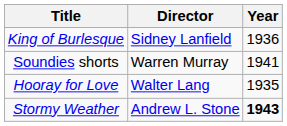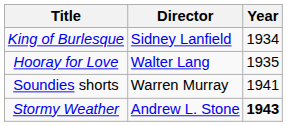(263, 39) 1936 -> (263, 39) 1934
rows swapped: (66, 86) <-> (66, 62)
